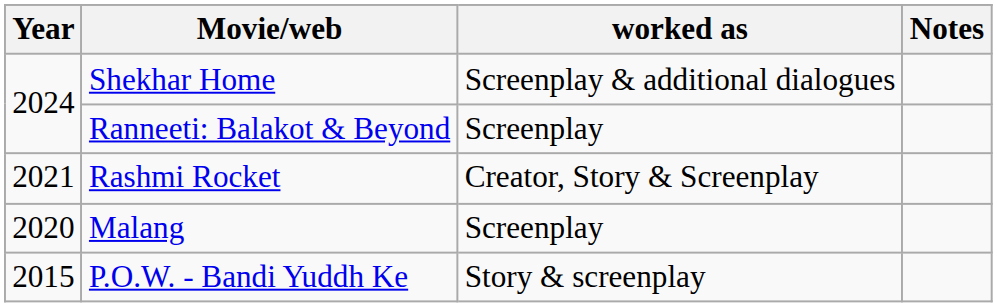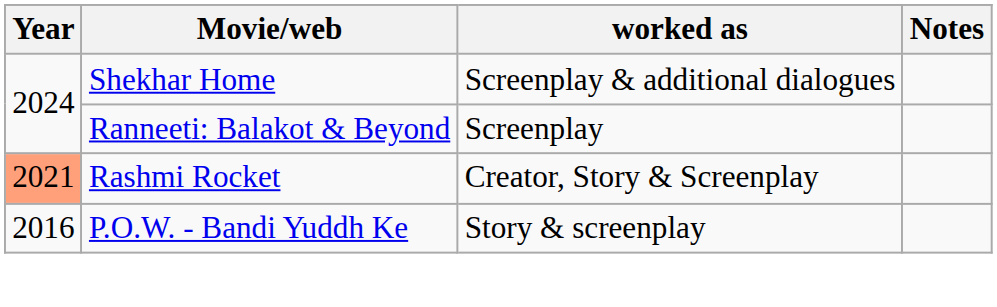(43, 177) no background -> (43, 177) lightsalmon background
- row: (137, 227)
(43, 276) 2015 -> (43, 227) 2016
